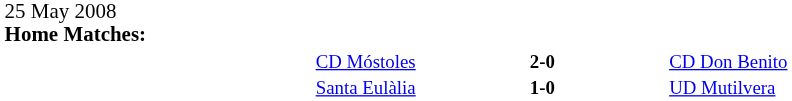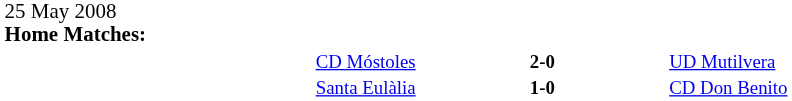(728, 61) CD Don Benito -> (722, 61) UD Mutilvera
(722, 87) UD Mutilvera -> (728, 87) CD Don Benito
